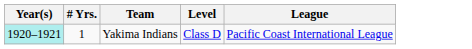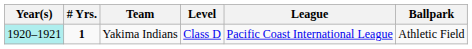+ column: (431, 14)
(82, 34) normal -> (82, 34) bold
